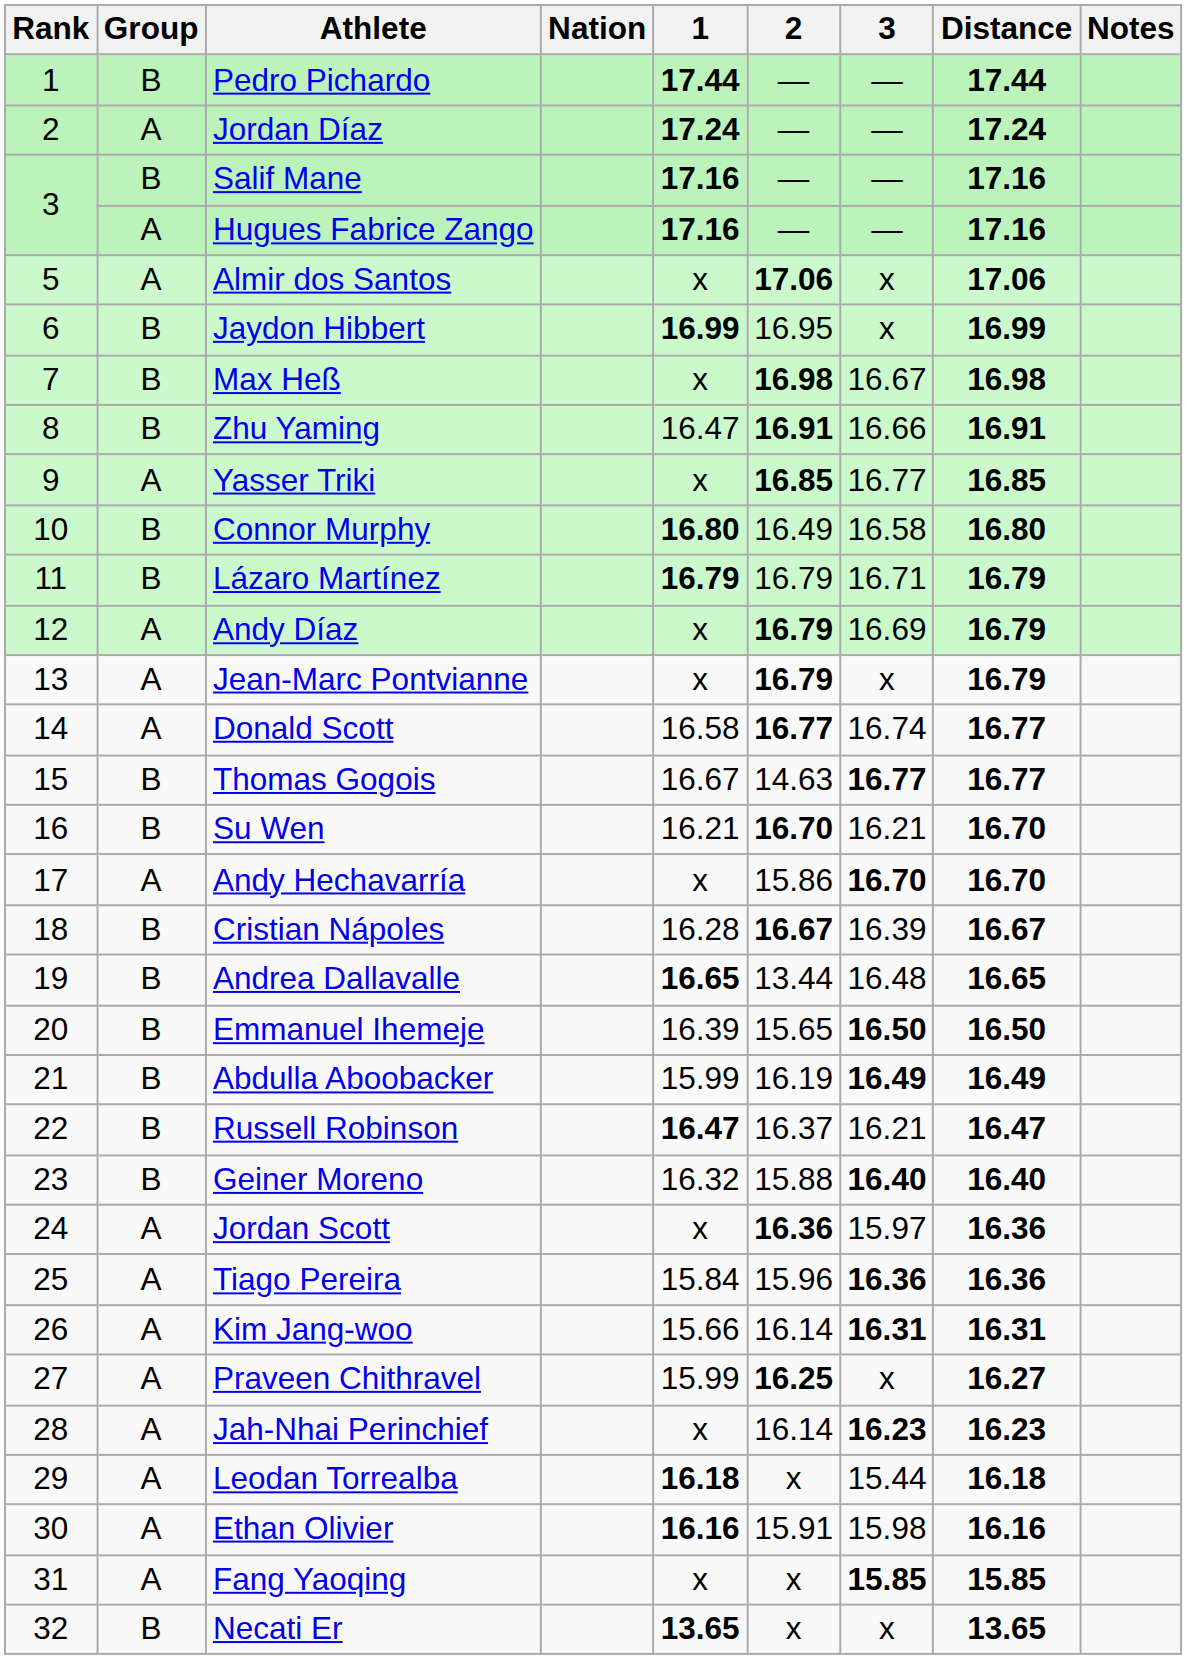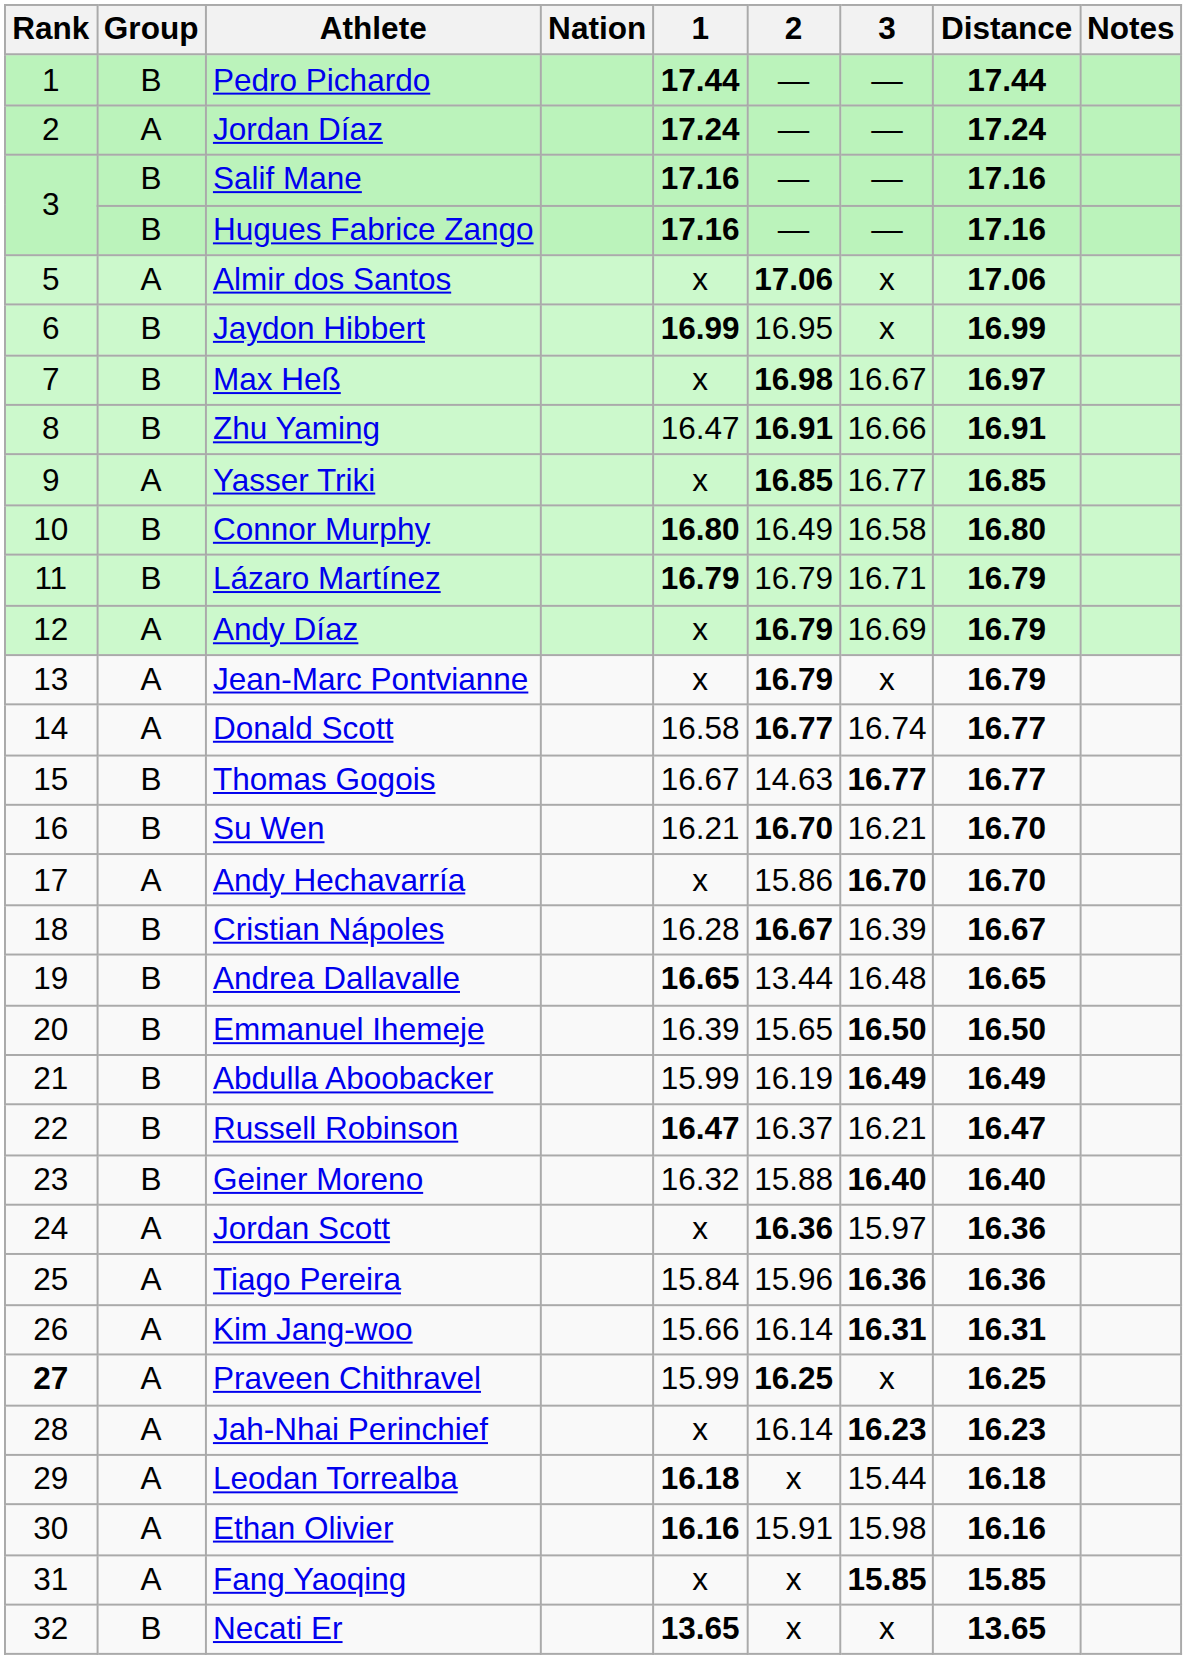(151, 229) A -> (151, 229) B
(1007, 379) 16.98 -> (1007, 379) 16.97
(51, 1379) normal -> (51, 1379) bold
(1007, 1379) 16.27 -> (1007, 1379) 16.25
